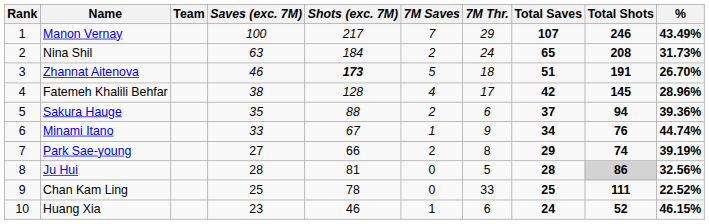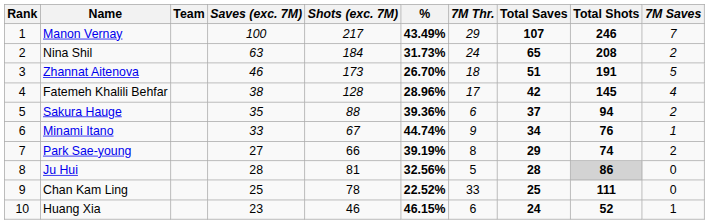columns swapped: (432, 14) <-> (680, 14)
(353, 72) bold -> (353, 72) normal
